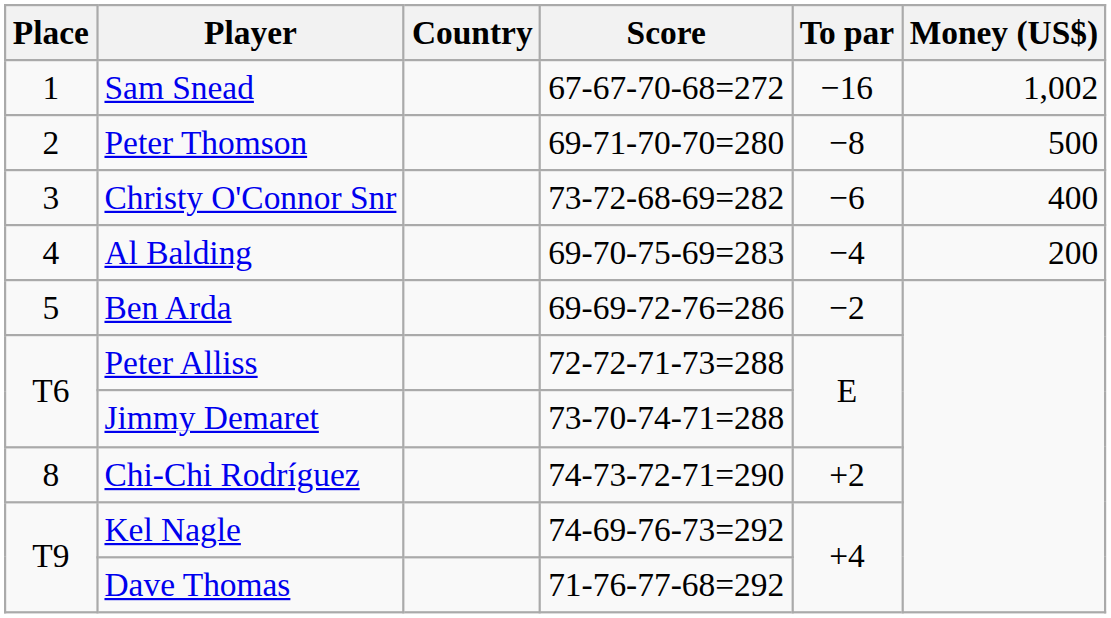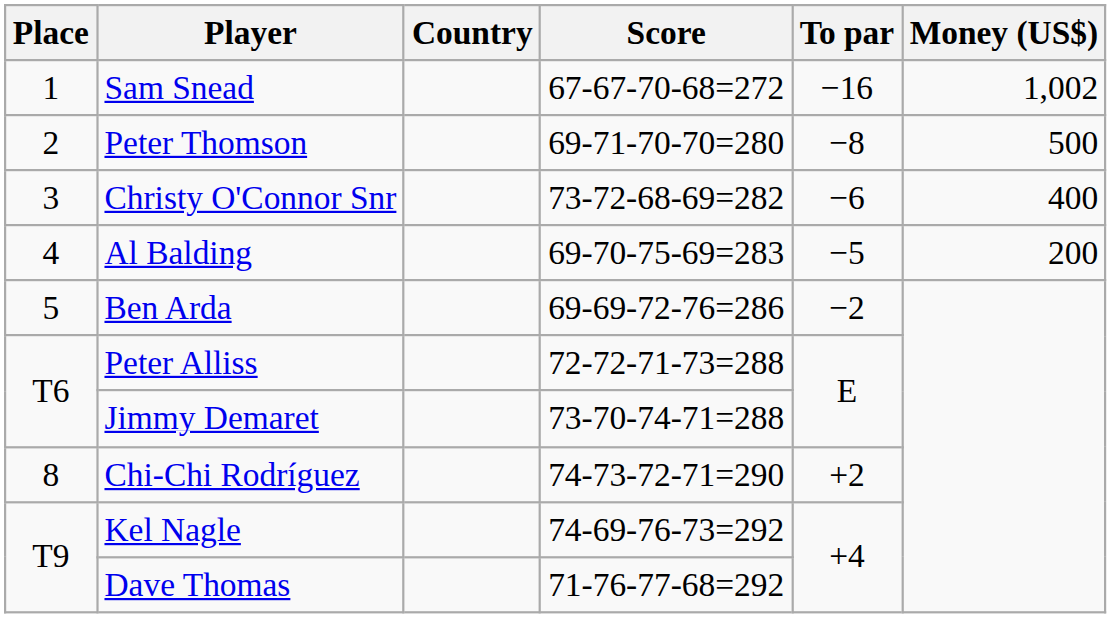(847, 252) −4 -> (847, 252) −5
